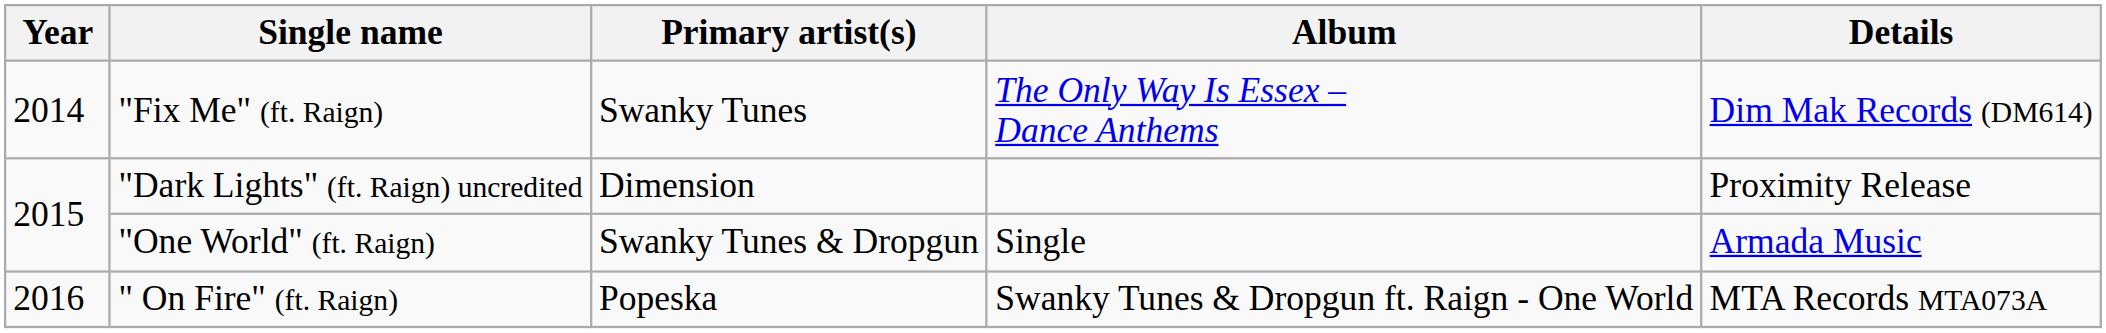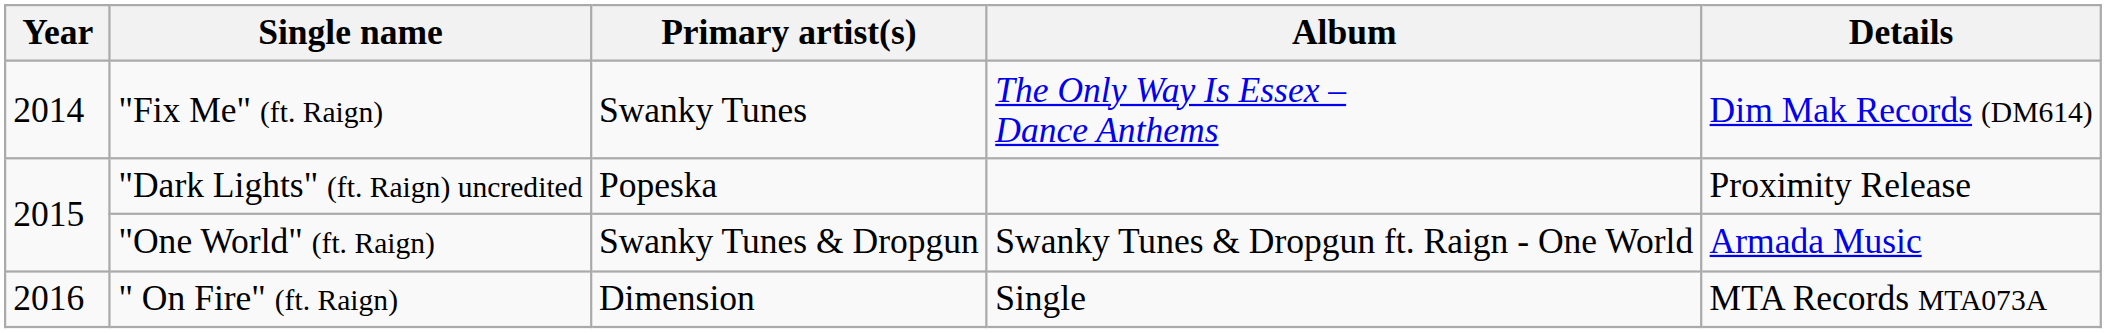(677, 185) Dimension -> (658, 185) Popeska
(1041, 241) Single -> (1344, 241) Swanky Tunes & Dropgun ft. Raign - One World
(658, 297) Popeska -> (677, 297) Dimension
(1344, 297) Swanky Tunes & Dropgun ft. Raign - One World -> (1041, 297) Single
